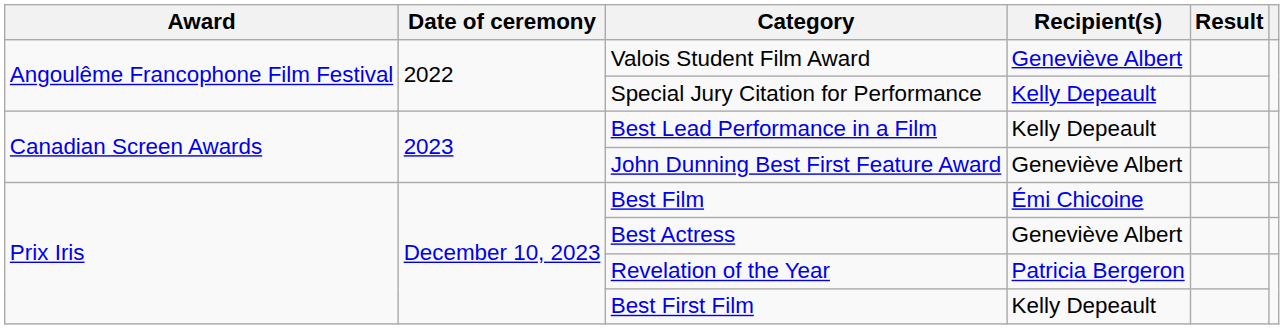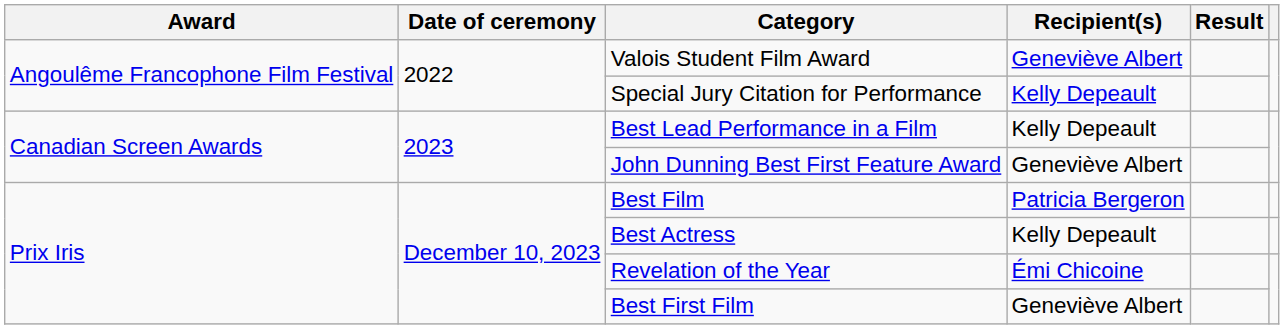(1078, 199) Émi Chicoine -> (1098, 199) Patricia Bergeron
(1097, 235) Geneviève Albert -> (1084, 235) Kelly Depeault
(1098, 270) Patricia Bergeron -> (1078, 270) Émi Chicoine
(1084, 306) Kelly Depeault -> (1097, 306) Geneviève Albert
